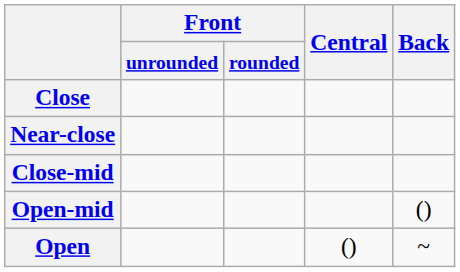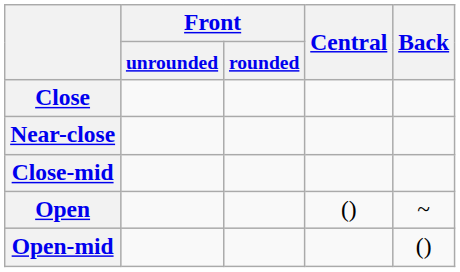rows swapped: (63, 209) <-> (63, 246)
